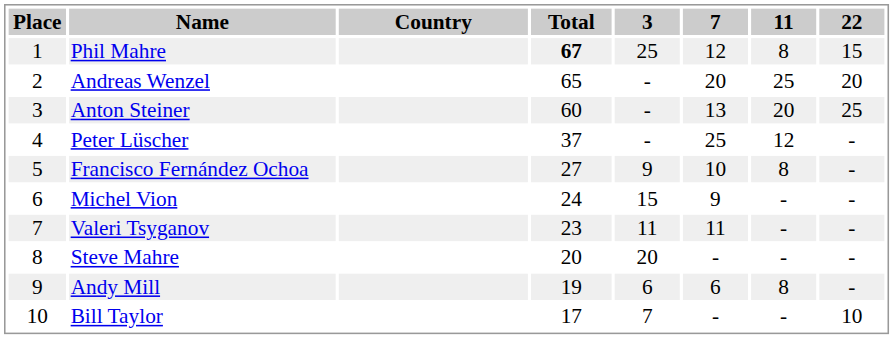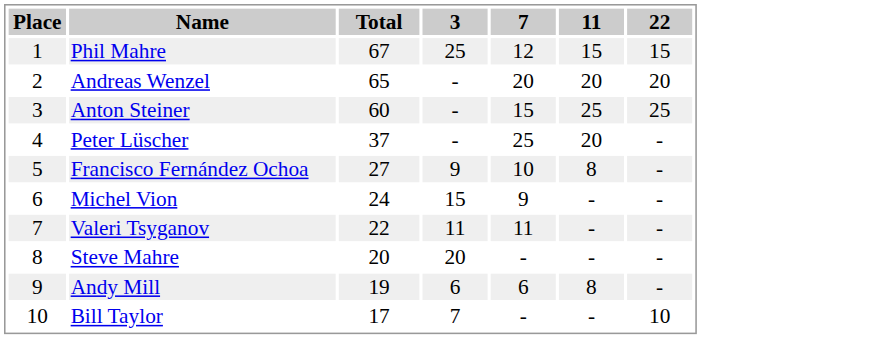- column: (433, 22)
(571, 51) bold -> (379, 51) normal
(784, 51) 8 -> (591, 51) 15
(784, 81) 25 -> (591, 81) 20
(715, 110) 13 -> (523, 110) 15
(784, 110) 20 -> (591, 110) 25
(784, 140) 12 -> (591, 140) 20
(571, 228) 23 -> (379, 228) 22
